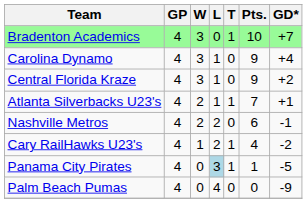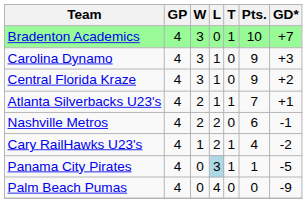(286, 58) +4 -> (286, 58) +3
